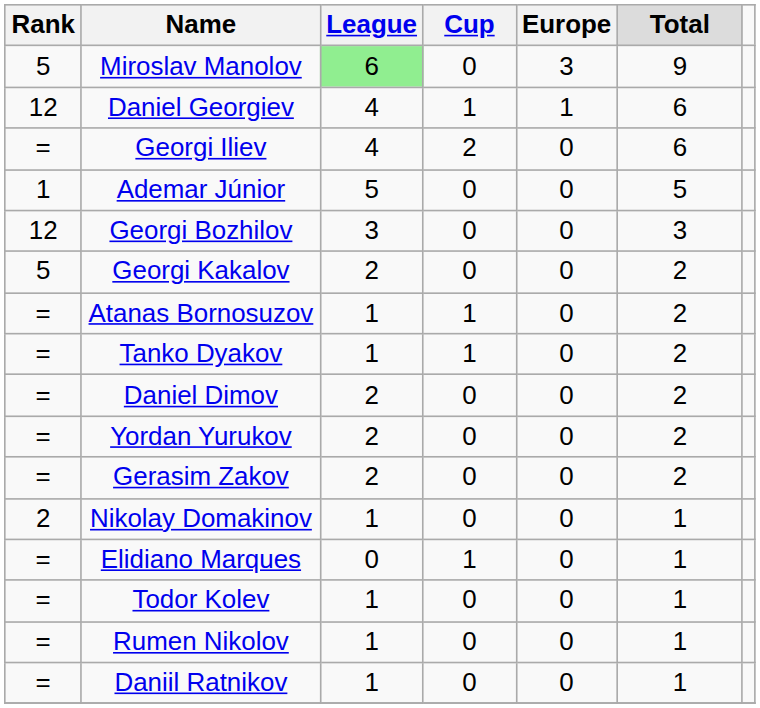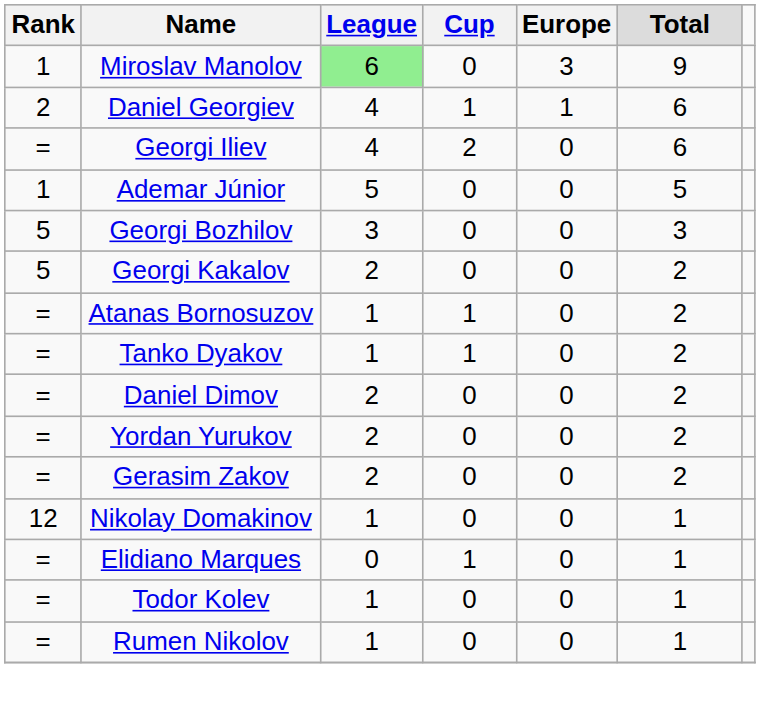(43, 66) 5 -> (43, 66) 1
(43, 107) 12 -> (43, 107) 2
(43, 230) 12 -> (43, 230) 5
(43, 518) 2 -> (43, 518) 12
- row: (201, 682)
